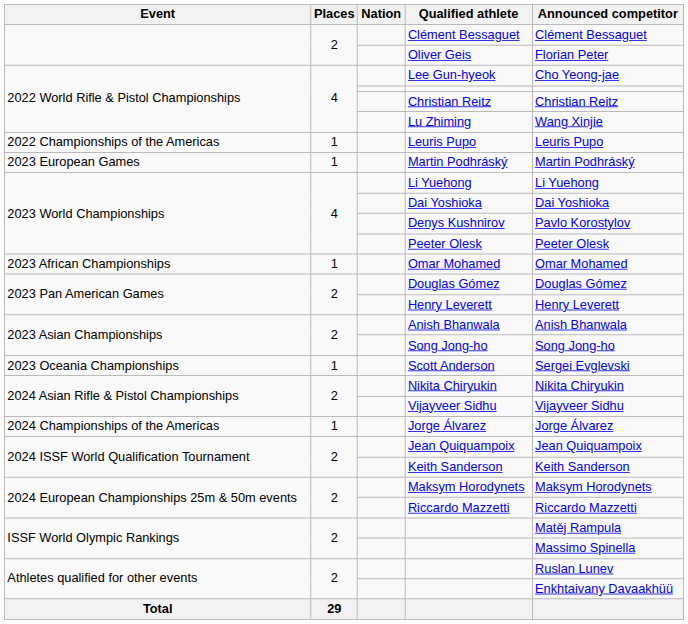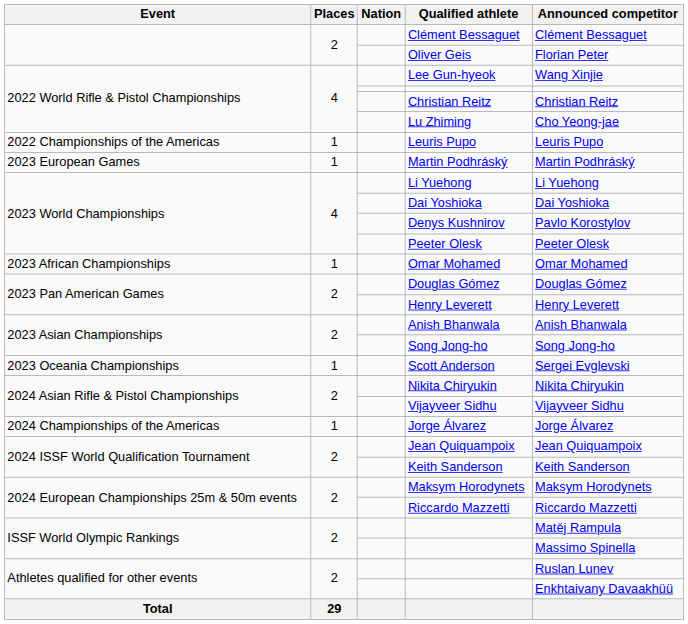(577, 75) Cho Yeong-jae -> (569, 75) Wang Xinjie
(569, 122) Wang Xinjie -> (577, 122) Cho Yeong-jae
